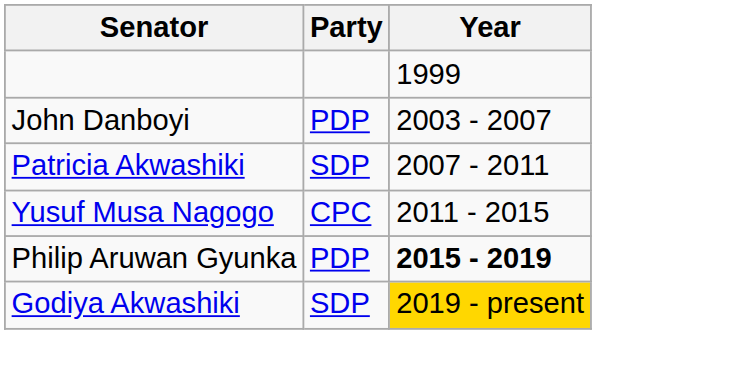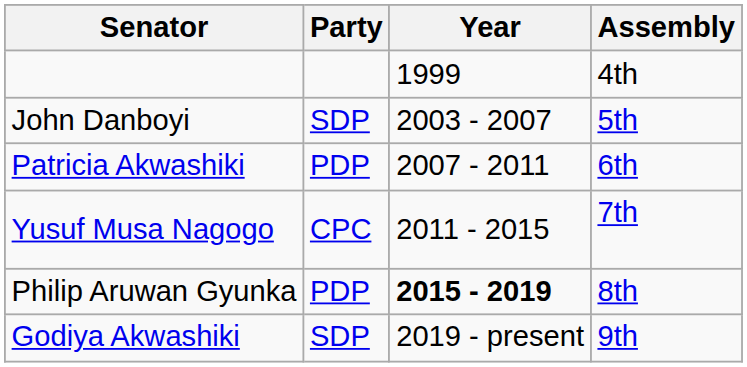+ column: (666, 27)
(340, 119) PDP -> (340, 119) SDP
(340, 166) SDP -> (340, 166) PDP
(490, 304) gold background -> (490, 337) no background
